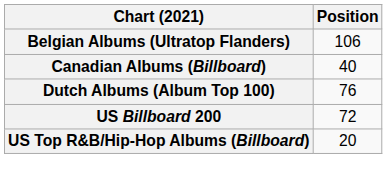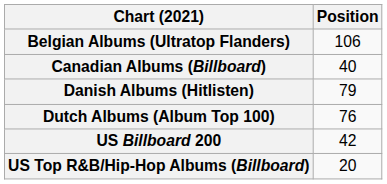+ row: (159, 91)
(348, 116) 72 -> (348, 141) 42
